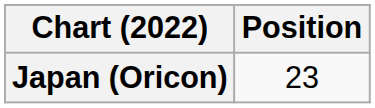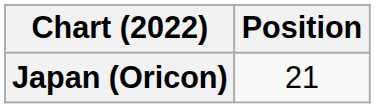(302, 77) 23 -> (302, 77) 21
